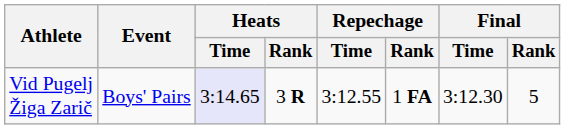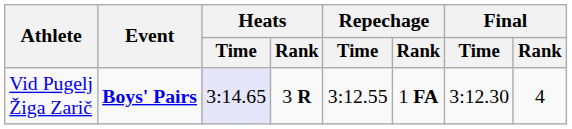(147, 96) normal -> (150, 96) bold
(534, 96) 5 -> (540, 96) 4
